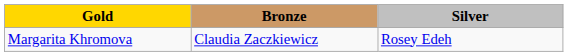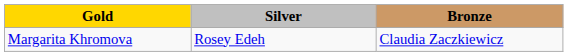columns swapped: (470, 16) <-> (284, 16)
